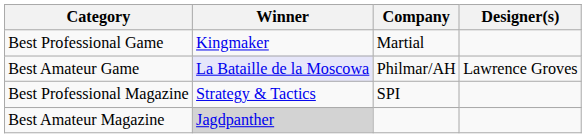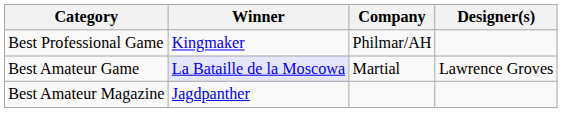(401, 42) Martial -> (392, 42) Philmar/AH
(416, 68) Philmar/AH -> (376, 68) Martial
- row: (98, 94)
(235, 119) lightgrey background -> (211, 94) no background
